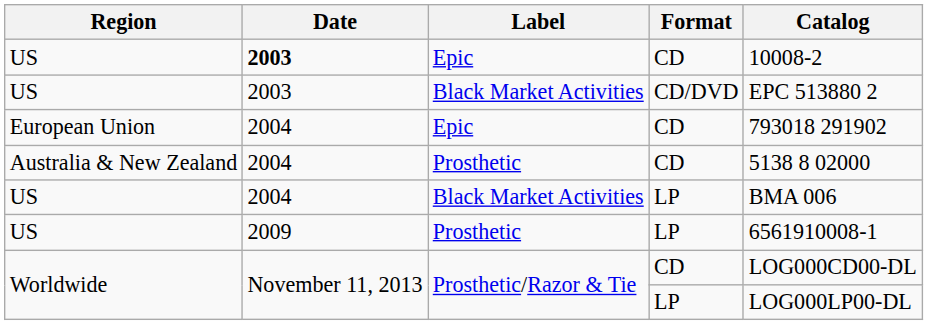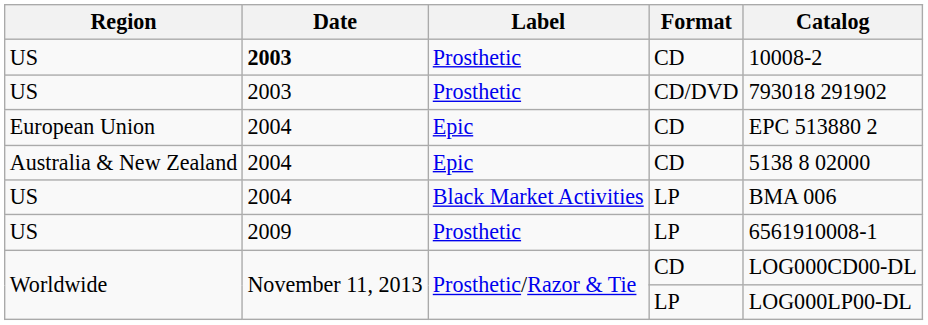(453, 57) Epic -> (477, 57) Prosthetic
(538, 92) Black Market Activities -> (477, 92) Prosthetic
(813, 92) EPC 513880 2 -> (818, 92) 793018 291902
(818, 127) 793018 291902 -> (813, 127) EPC 513880 2
(477, 162) Prosthetic -> (453, 162) Epic
